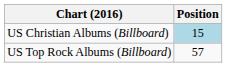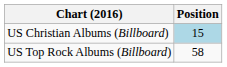(198, 52) 57 -> (198, 52) 58
